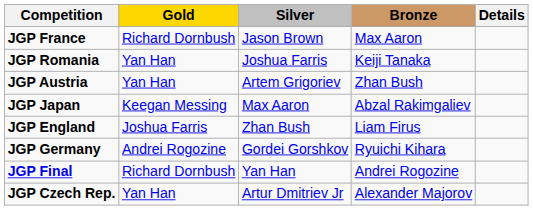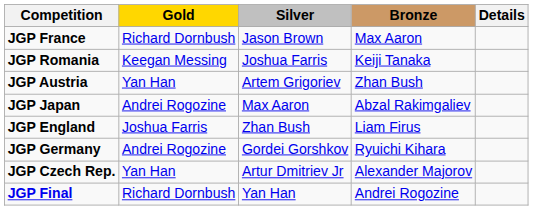(149, 60) Yan Han -> (174, 60) Keegan Messing
(174, 104) Keegan Messing -> (174, 104) Andrei Rogozine
rows swapped: (62, 194) <-> (40, 171)
